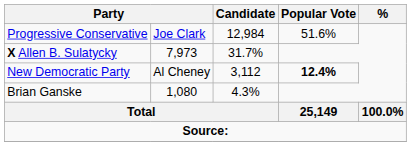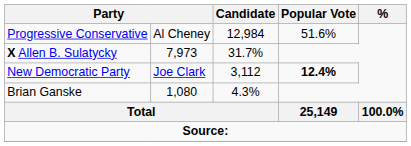(179, 33) Joe Clark -> (182, 33) Al Cheney
(182, 72) Al Cheney -> (179, 72) Joe Clark
